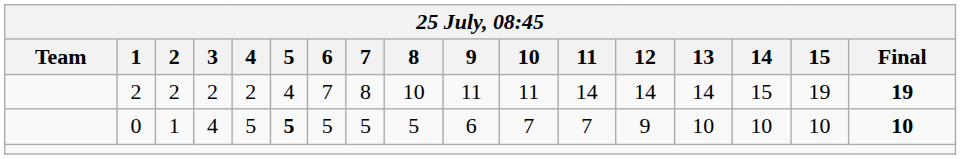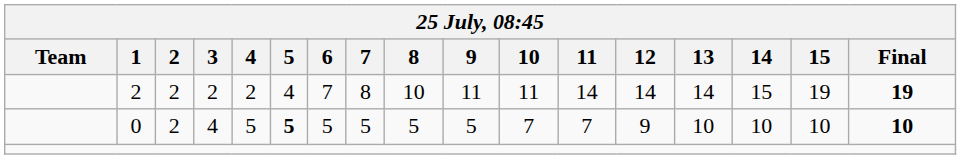(174, 126) 1 -> (174, 126) 2
(471, 126) 6 -> (471, 126) 5
